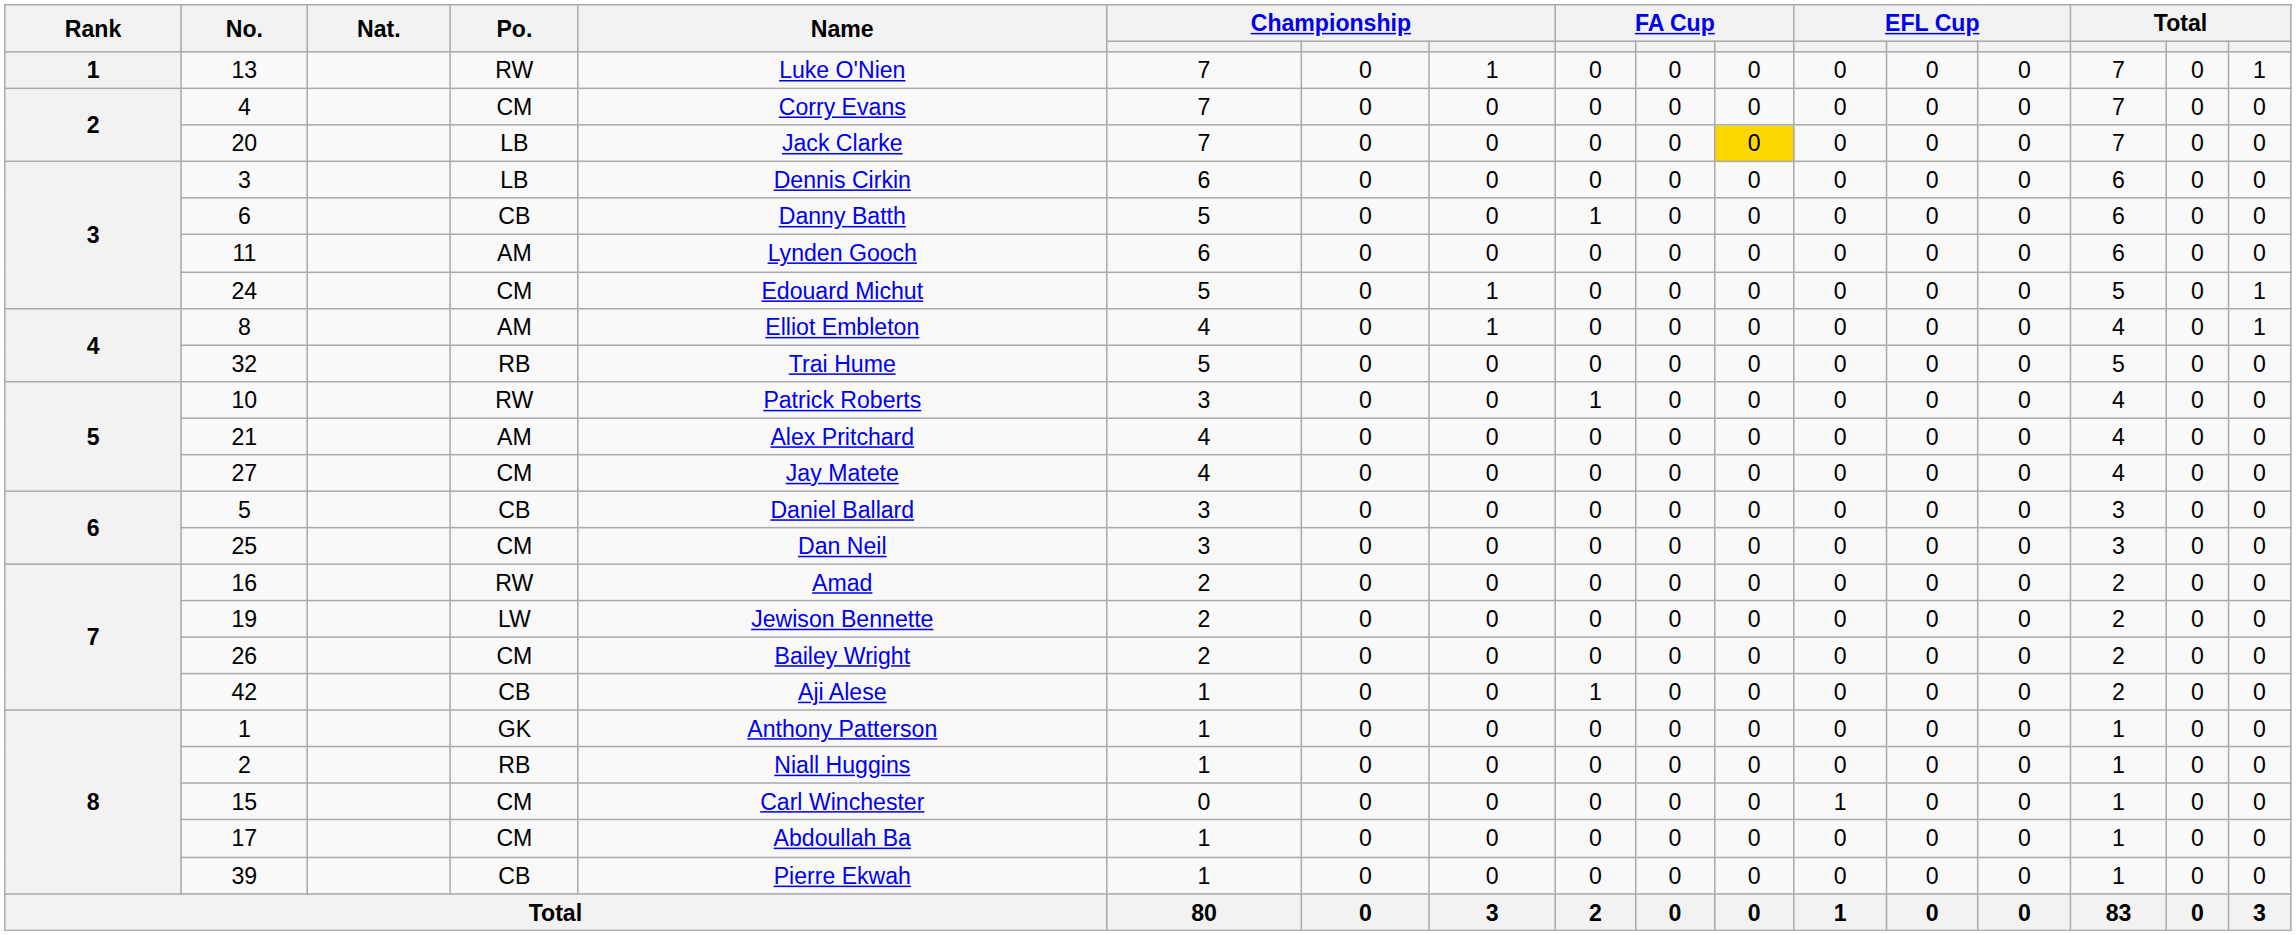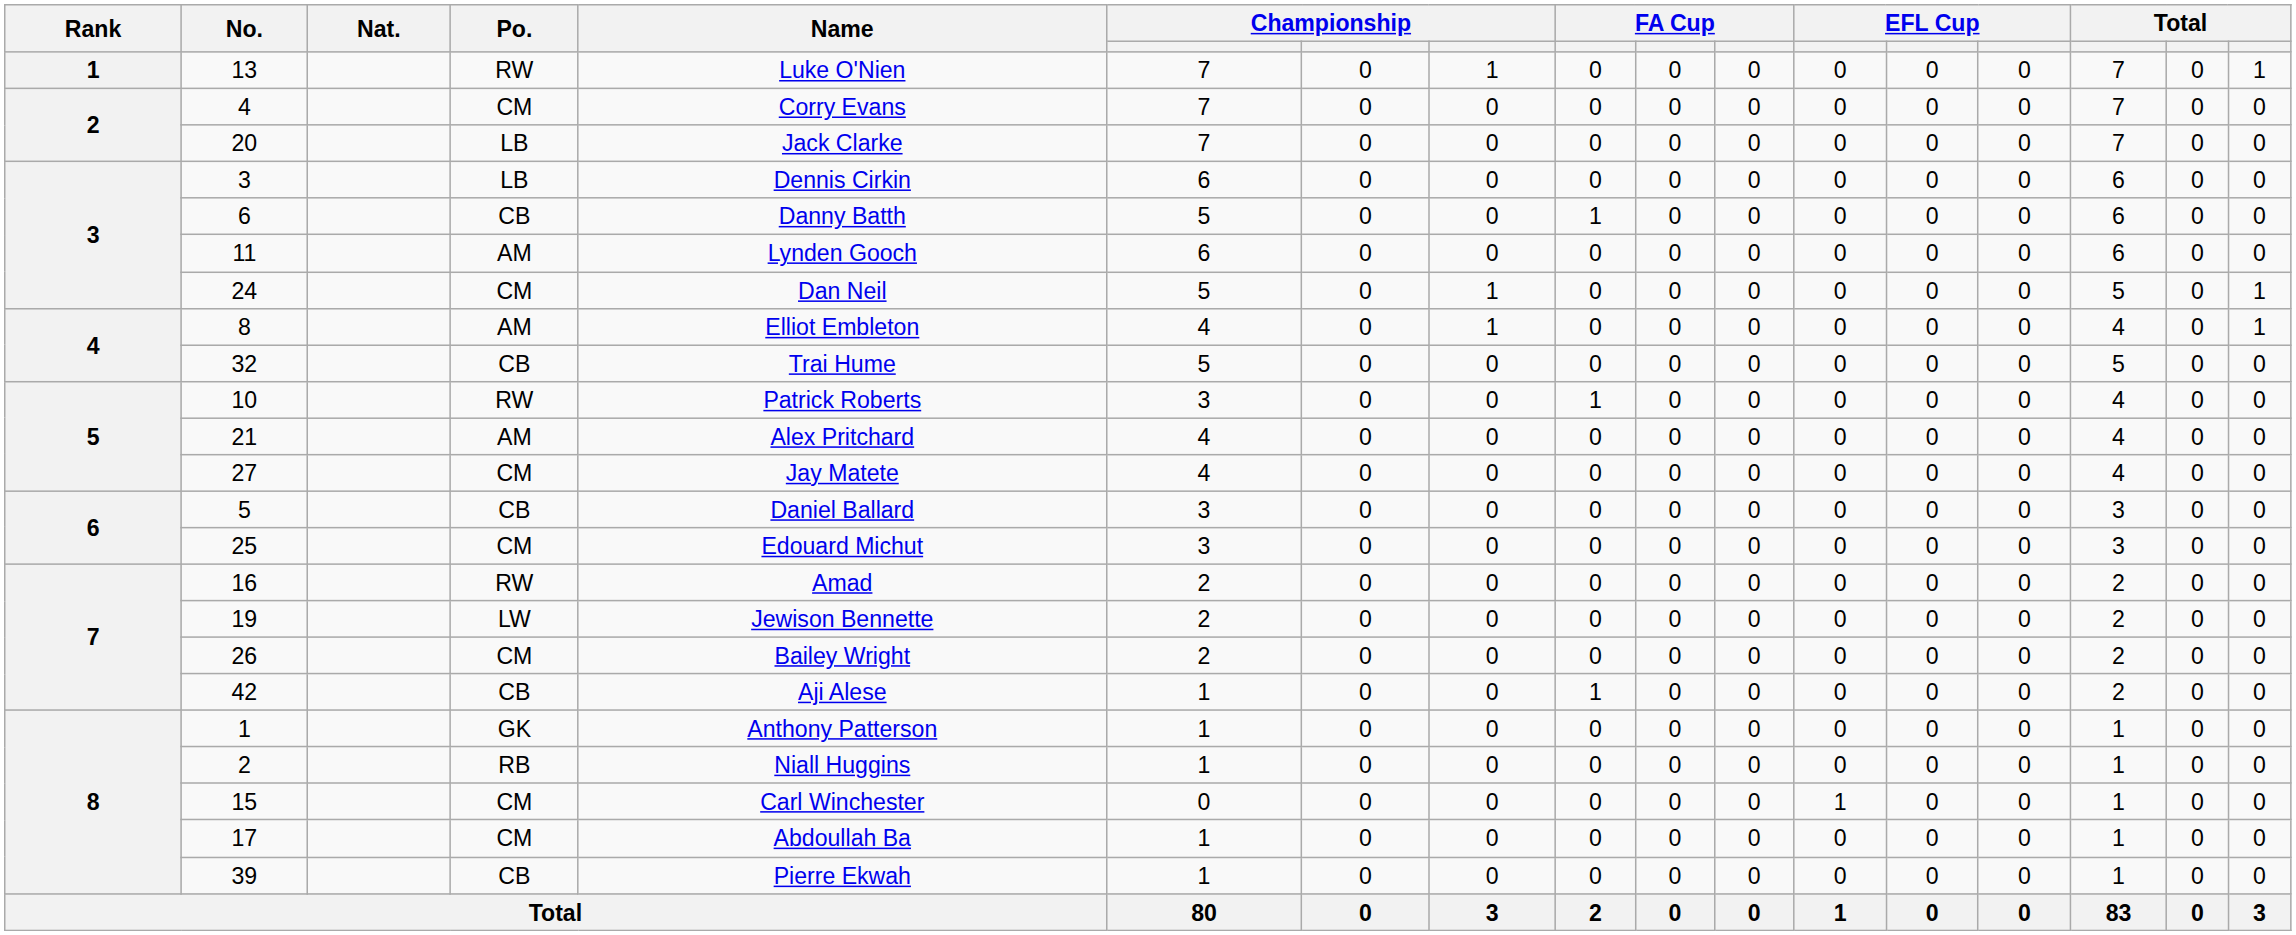(1754, 144) gold background -> (1754, 144) no background
(842, 290) Edouard Michut -> (842, 290) Dan Neil
(514, 363) RB -> (514, 363) CB
(842, 546) Dan Neil -> (842, 546) Edouard Michut
